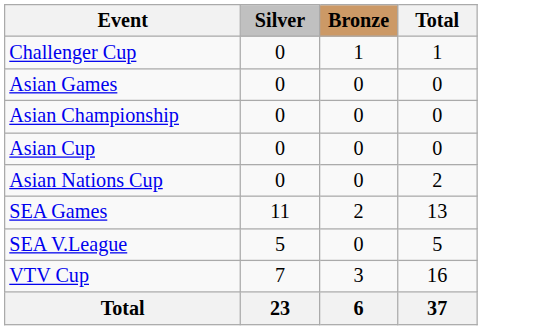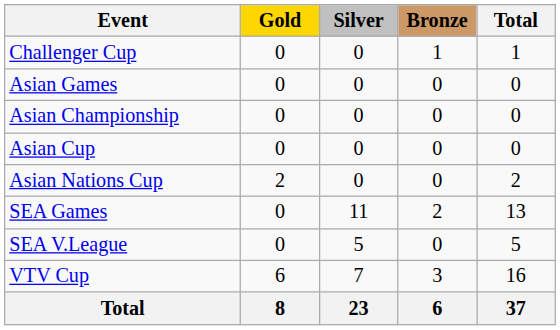+ column: (280, 20)
